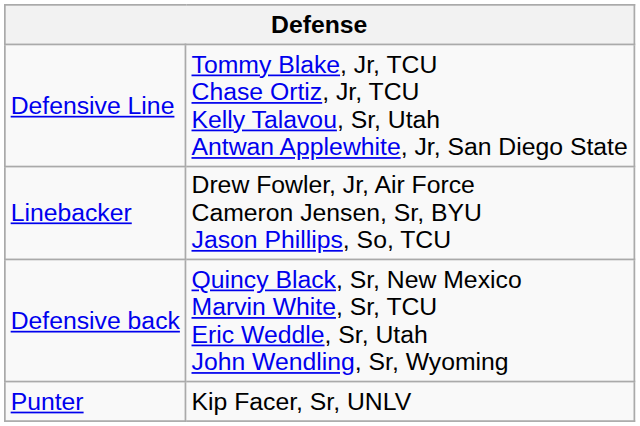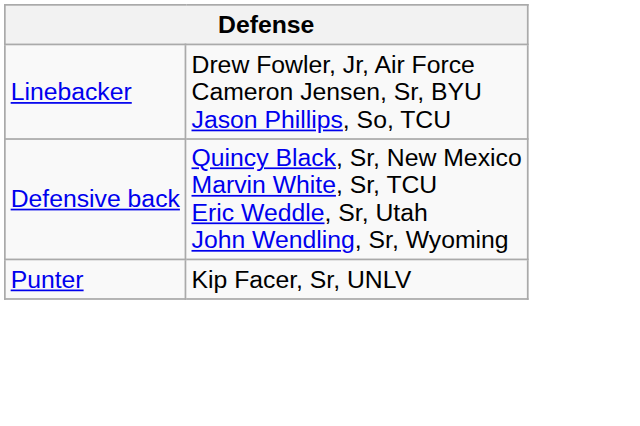- row: (93, 105)
